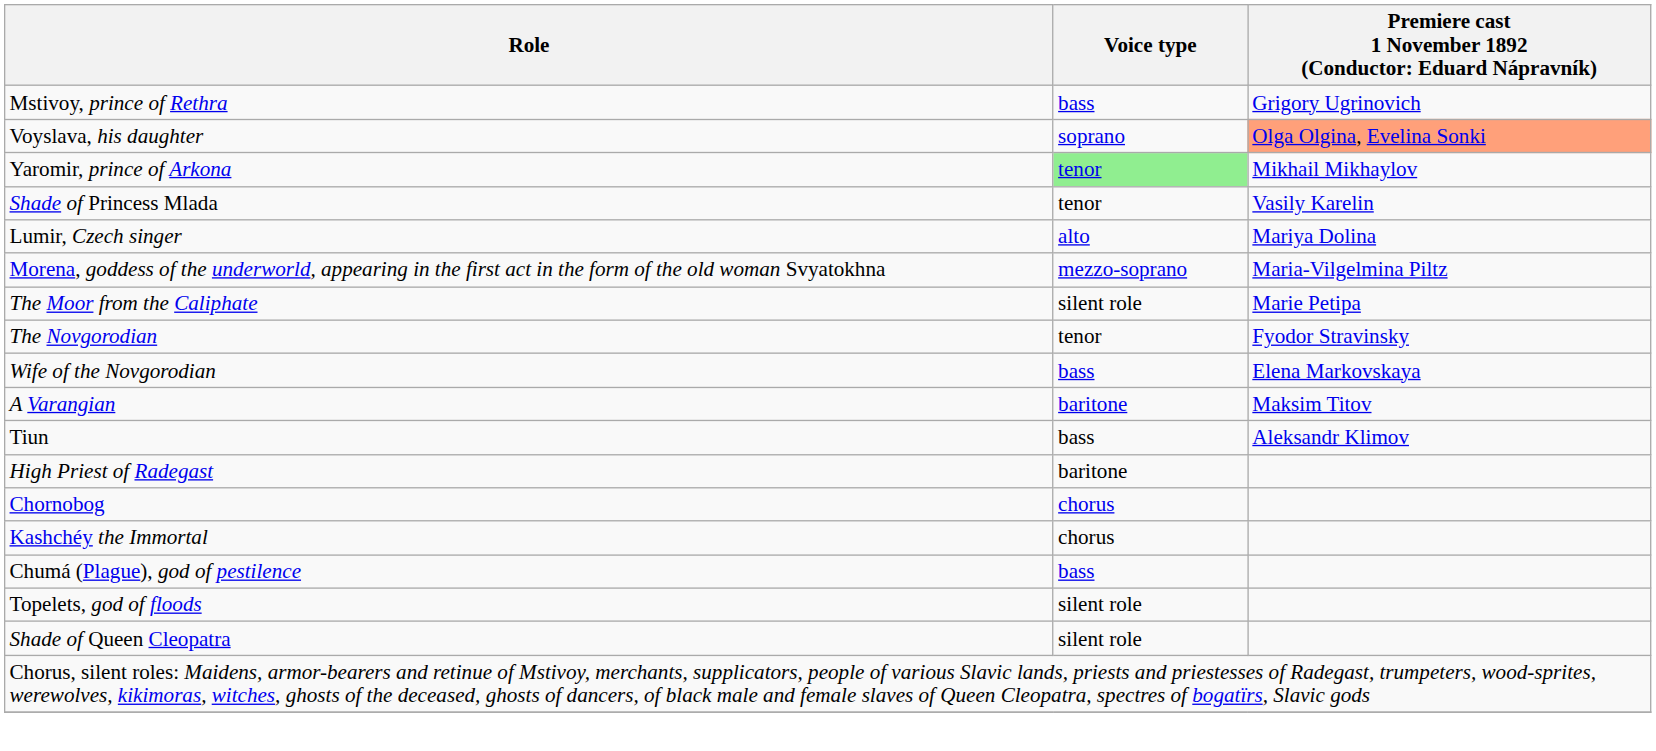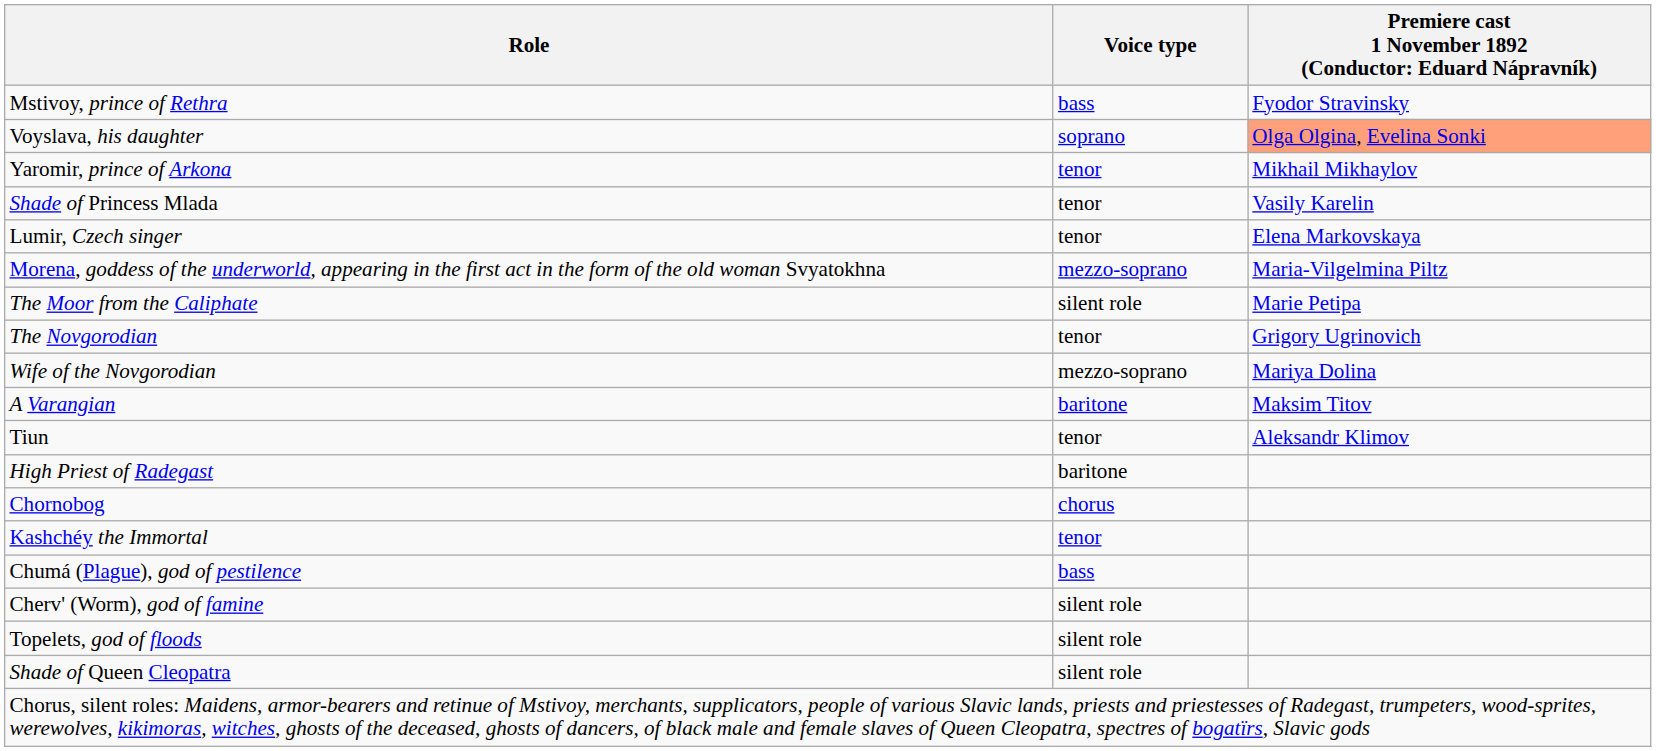(1337, 102) Grigory Ugrinovich -> (1331, 102) Fyodor Stravinsky
(1080, 169) lightgreen background -> (1080, 169) no background
(1074, 236) alto -> (1080, 236) tenor
(1314, 236) Mariya Dolina -> (1337, 236) Elena Markovskaya
(1331, 336) Fyodor Stravinsky -> (1337, 336) Grigory Ugrinovich
(1076, 370) bass -> (1123, 370) mezzo-soprano
(1337, 370) Elena Markovskaya -> (1314, 370) Mariya Dolina
(1076, 437) bass -> (1080, 437) tenor
(1086, 537) chorus -> (1080, 537) tenor
+ row: (136, 604)
